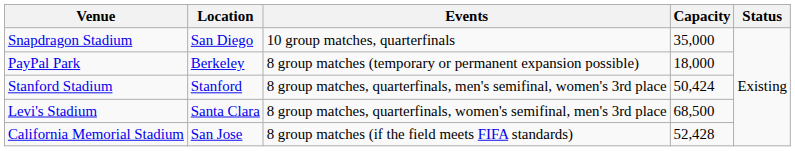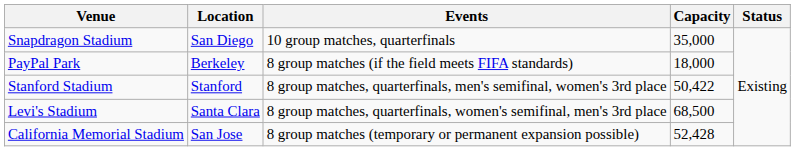(453, 63) 8 group matches (temporary or permanent expansion possible) -> (420, 63) 8 group matches (if the field meets FIFA standards)
(694, 87) 50,424 -> (694, 87) 50,422
(420, 134) 8 group matches (if the field meets FIFA standards) -> (453, 134) 8 group matches (temporary or permanent expansion possible)
